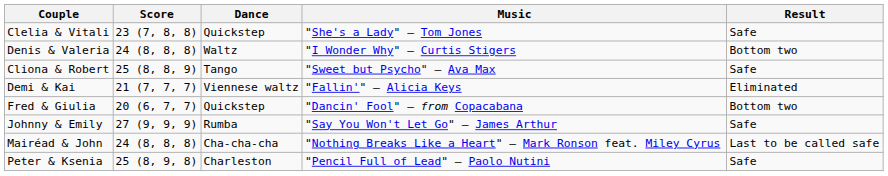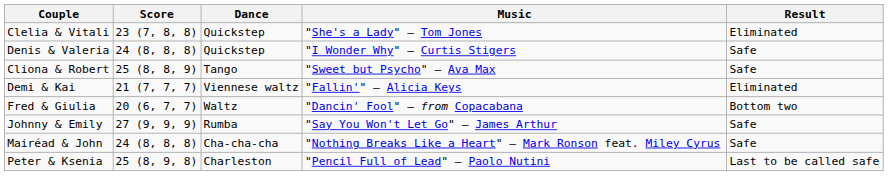(743, 32) Safe -> (763, 32) Eliminated
(220, 51) Waltz -> (234, 51) Quickstep
(763, 51) Bottom two -> (743, 51) Safe
(234, 106) Quickstep -> (220, 106) Waltz
(804, 143) Last to be called safe -> (743, 143) Safe
(743, 161) Safe -> (804, 161) Last to be called safe
